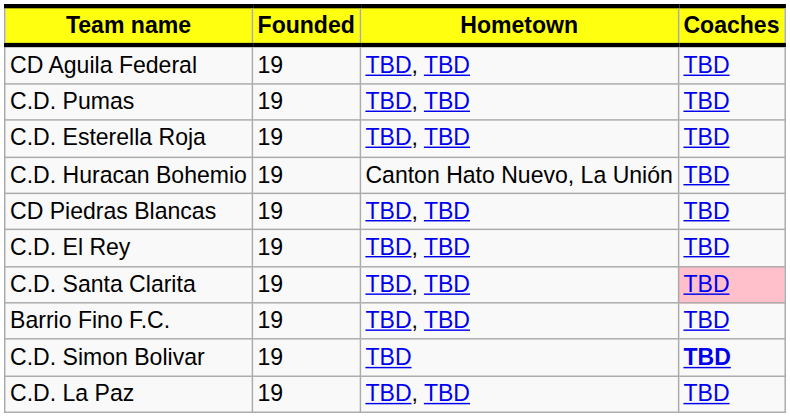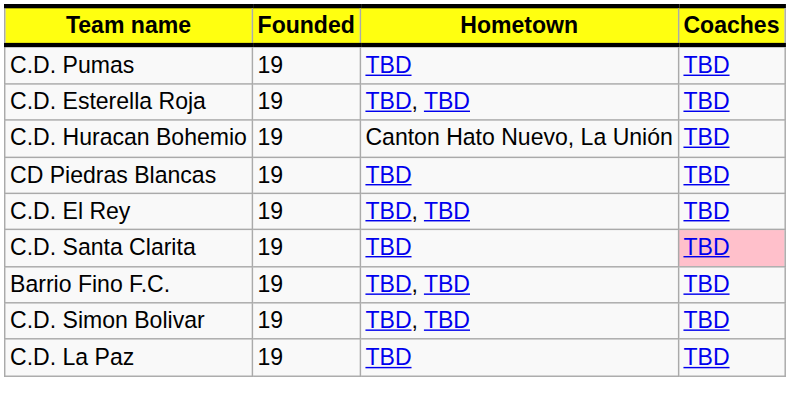- row: (104, 65)
(418, 101) TBD, TBD -> (388, 65) TBD
(418, 211) TBD, TBD -> (388, 174) TBD
(418, 284) TBD, TBD -> (388, 247) TBD
(388, 357) TBD -> (418, 320) TBD, TBD
(707, 357) bold -> (706, 320) normal
(418, 393) TBD, TBD -> (388, 357) TBD
